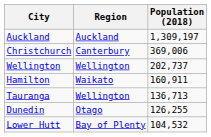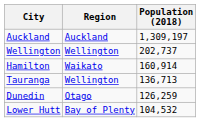- row: (39, 51)
(169, 80) 160,911 -> (158, 66) 160,914
(169, 110) 126,255 -> (158, 95) 126,259
